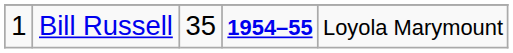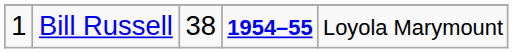(201, 26) 35 -> (201, 26) 38
